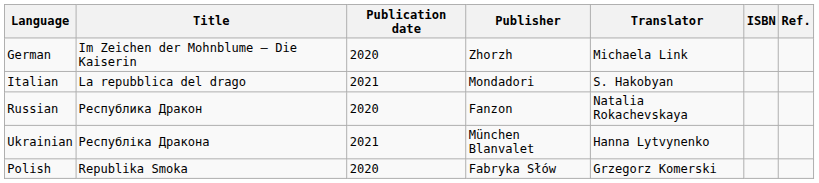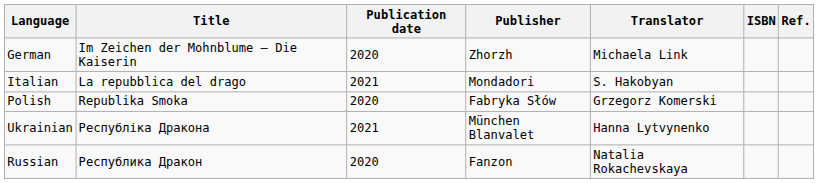rows swapped: (29, 169) <-> (33, 108)
